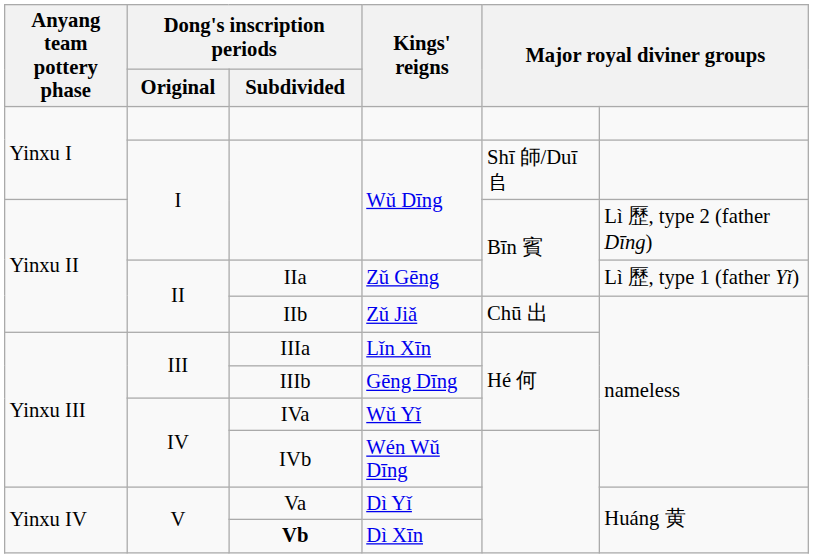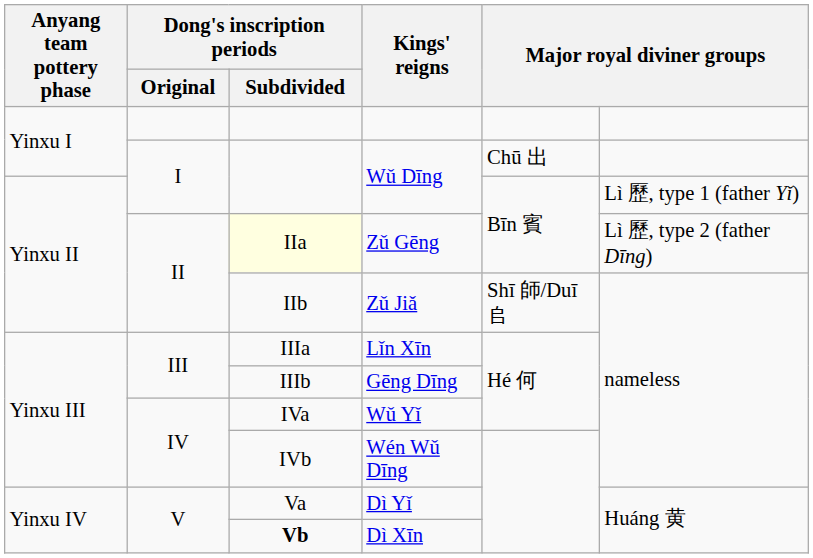(532, 170) Shī 師/Duī 𠂤 -> (517, 157) Chū 出
(687, 230) Lì 歷, type 2 (father Dīng) -> (702, 193) Lì 歷, type 1 (father Yǐ)
(295, 277) no background -> (295, 242) lightyellow background
(702, 276) Lì 歷, type 1 (father Yǐ) -> (687, 243) Lì 歷, type 2 (father Dīng)
(517, 313) Chū 出 -> (532, 303) Shī 師/Duī 𠂤
